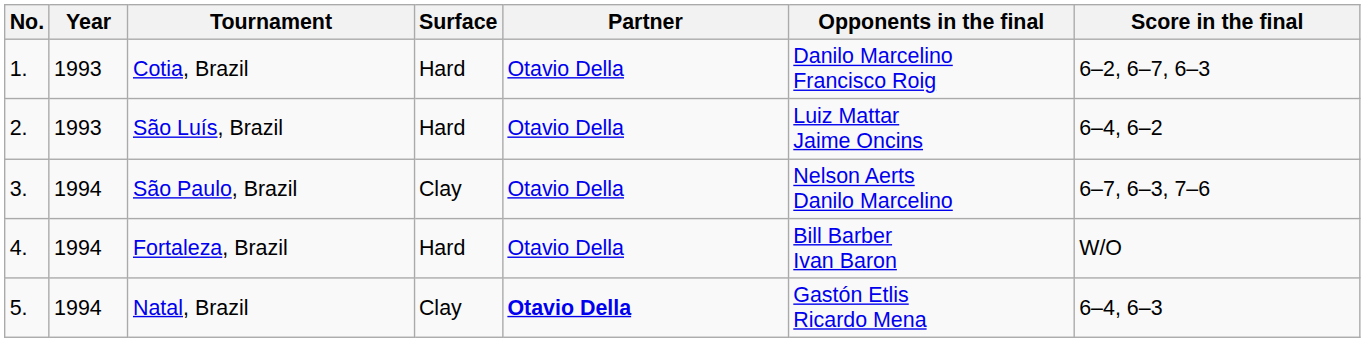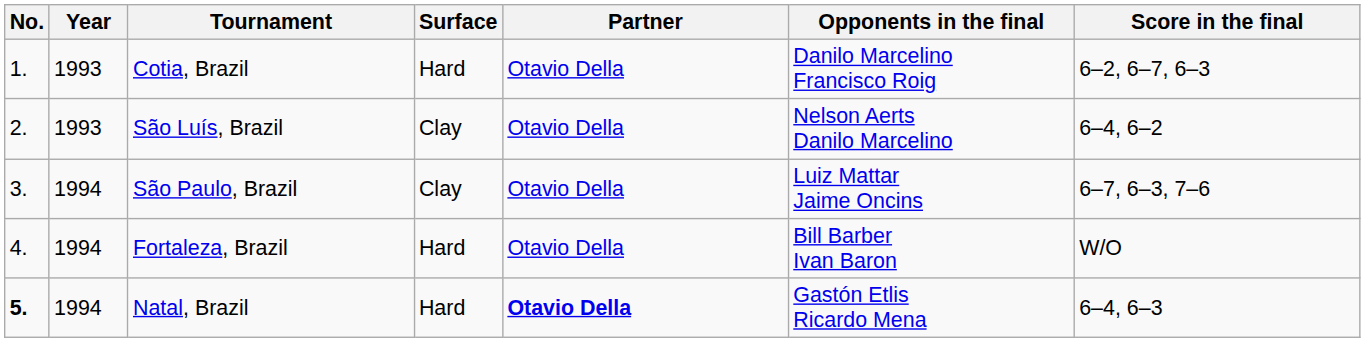(442, 128) Hard -> (440, 128) Clay
(858, 128) Luiz Mattar Jaime Oncins -> (873, 128) Nelson Aerts Danilo Marcelino
(873, 187) Nelson Aerts Danilo Marcelino -> (858, 187) Luiz Mattar Jaime Oncins
(19, 306) normal -> (19, 306) bold
(440, 306) Clay -> (442, 306) Hard
